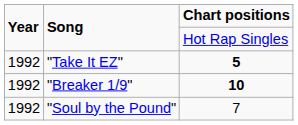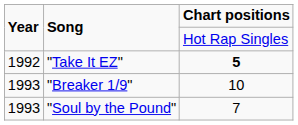(24, 85) 1992 -> (24, 85) 1993
(236, 85) bold -> (236, 85) normal
(24, 108) 1992 -> (24, 108) 1993
